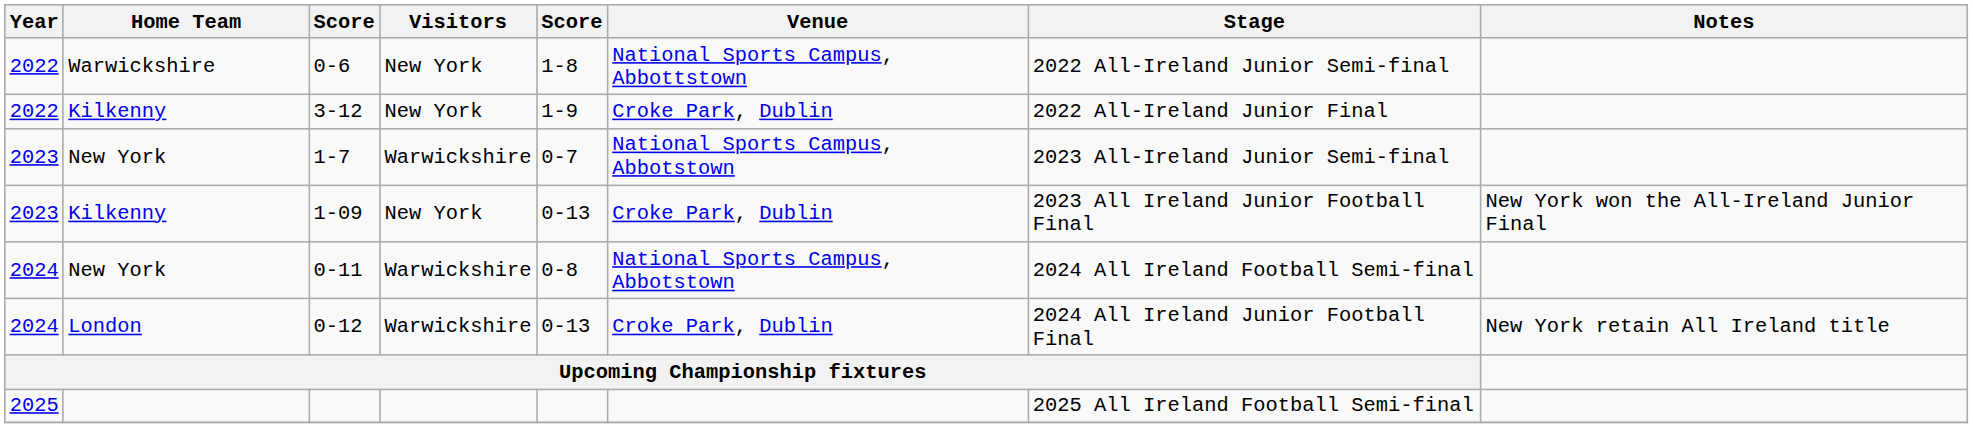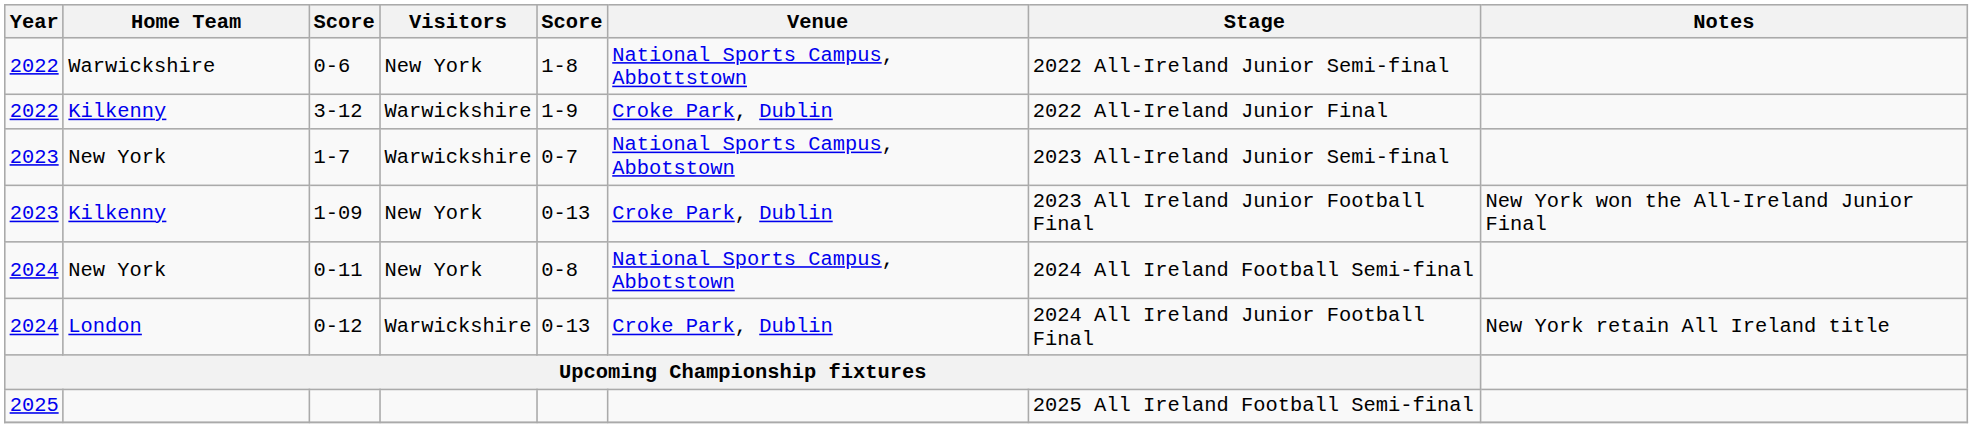(434, 111) New York -> (458, 111) Warwickshire
(458, 270) Warwickshire -> (434, 270) New York
